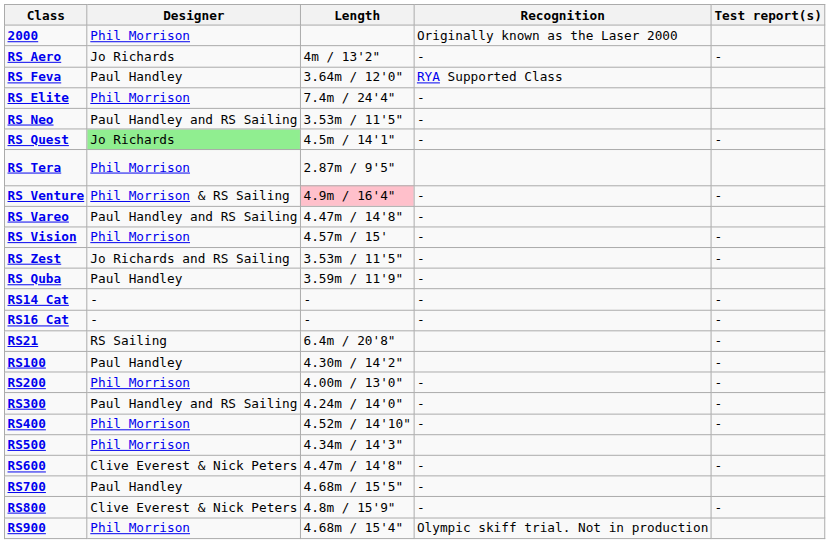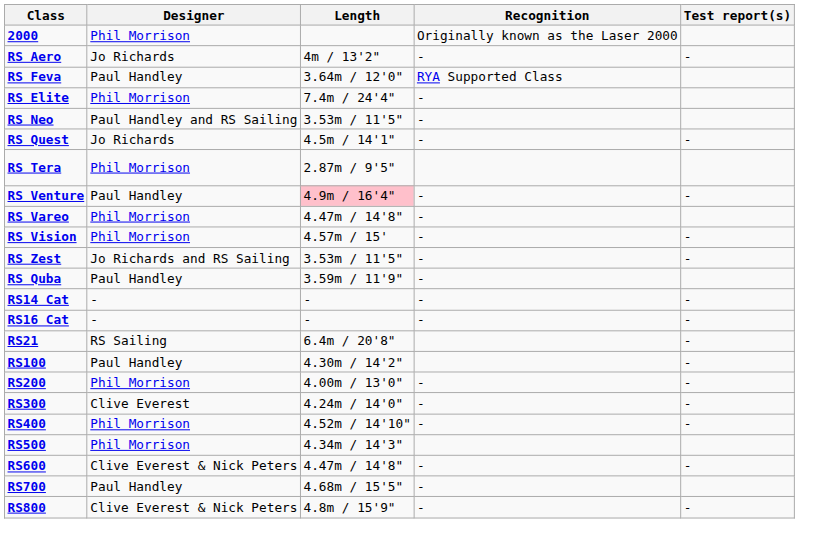(132, 139) lightgreen background -> (132, 139) no background
(190, 196) Phil Morrison & RS Sailing -> (136, 196) Paul Handley
(194, 216) Paul Handley and RS Sailing -> (140, 216) Phil Morrison
(194, 403) Paul Handley and RS Sailing -> (140, 403) Clive Everest
- row: (27, 528)
